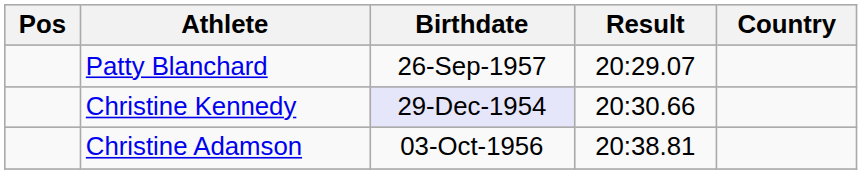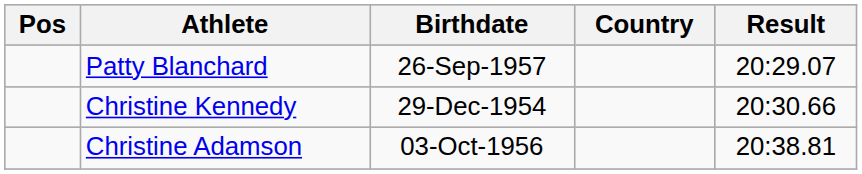columns swapped: (787, 24) <-> (645, 24)
(472, 106) lavender background -> (472, 106) no background
